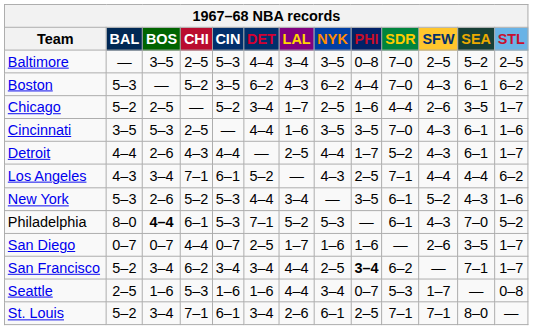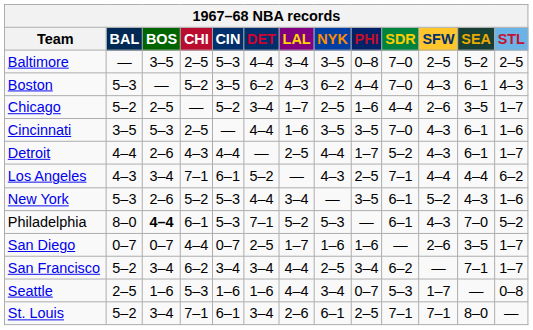(511, 85) 6–2 -> (511, 85) 4–3
(367, 268) bold -> (367, 268) normal
